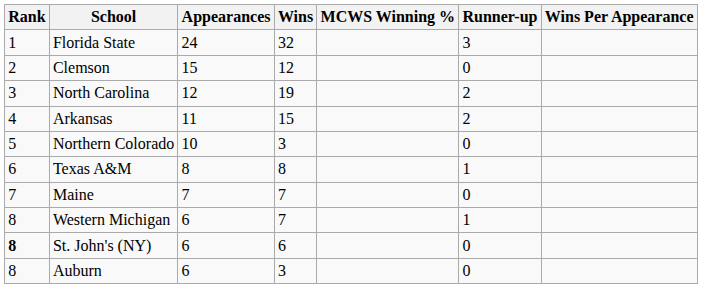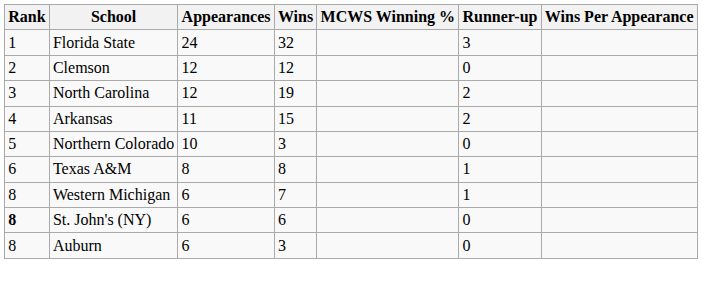(190, 67) 15 -> (190, 67) 12
- row: (73, 194)
